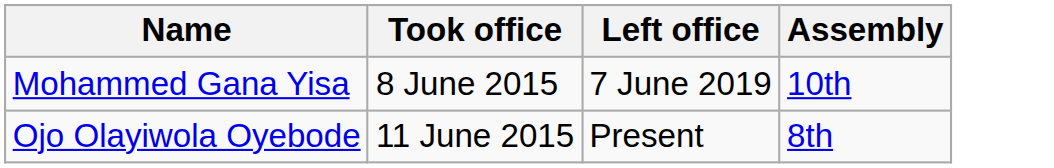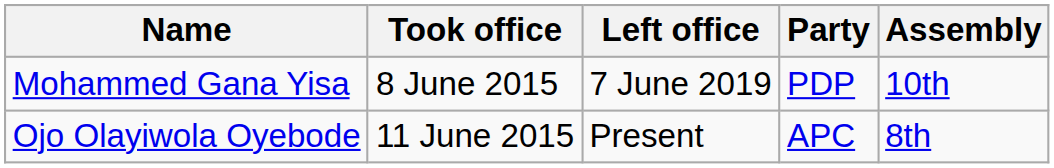+ column: (828, 30)
